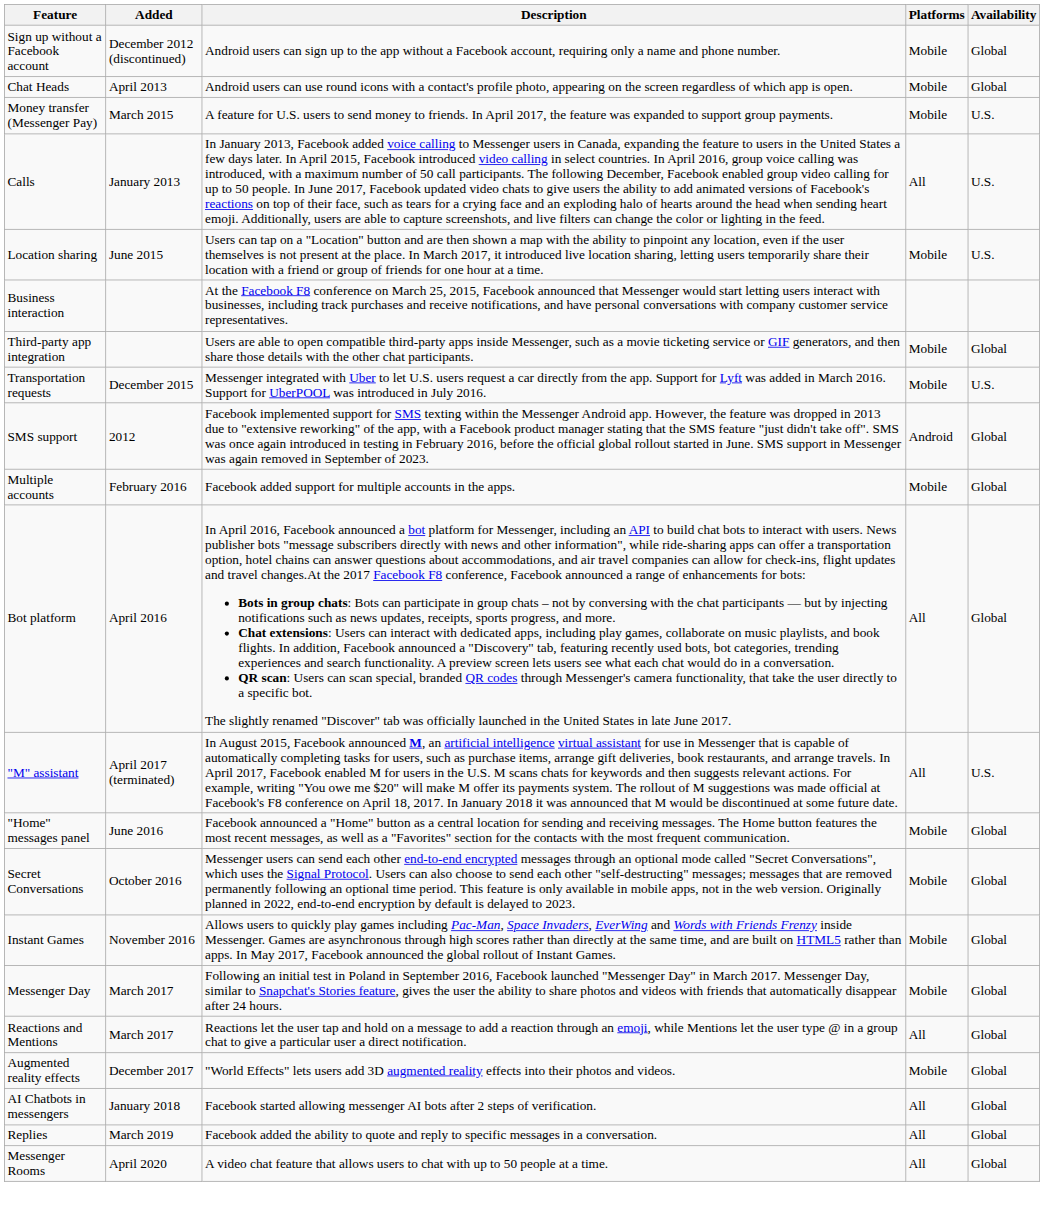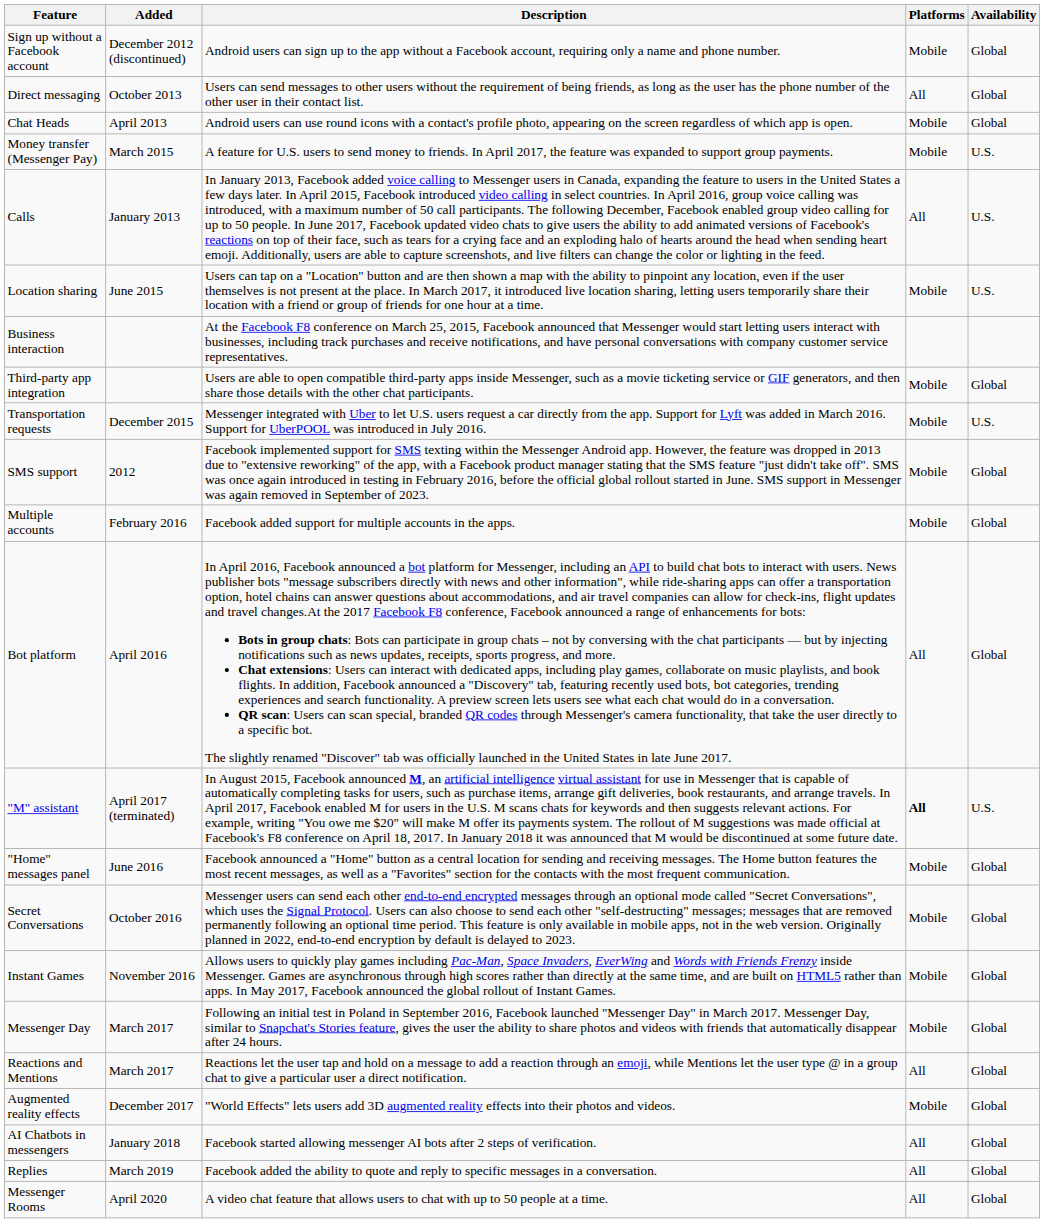+ row: (54, 94)
(931, 436) Android -> (928, 472) Mobile
(917, 772) normal -> (917, 808) bold
